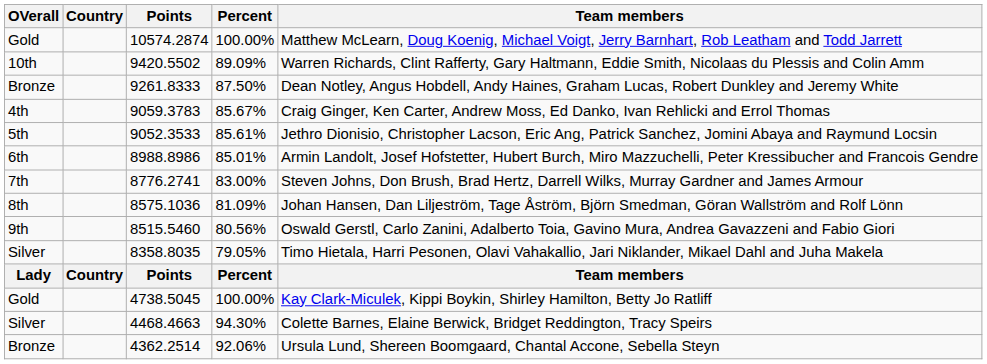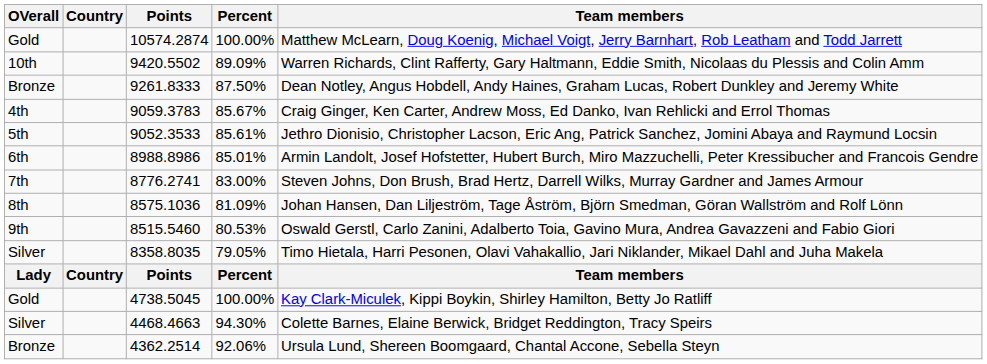(241, 228) 80.56% -> (241, 228) 80.53%
